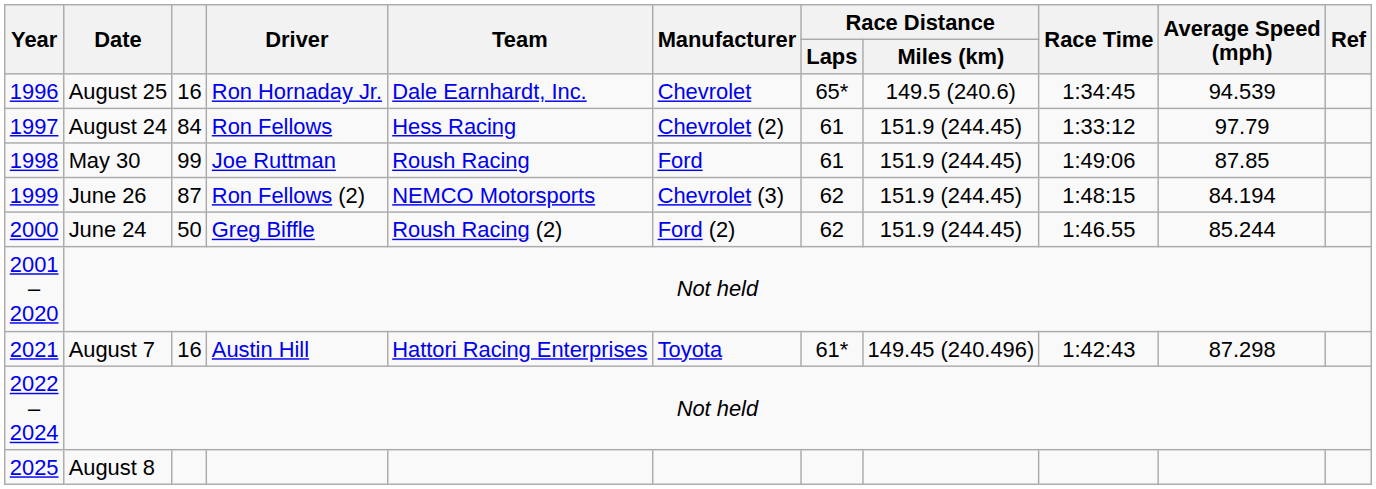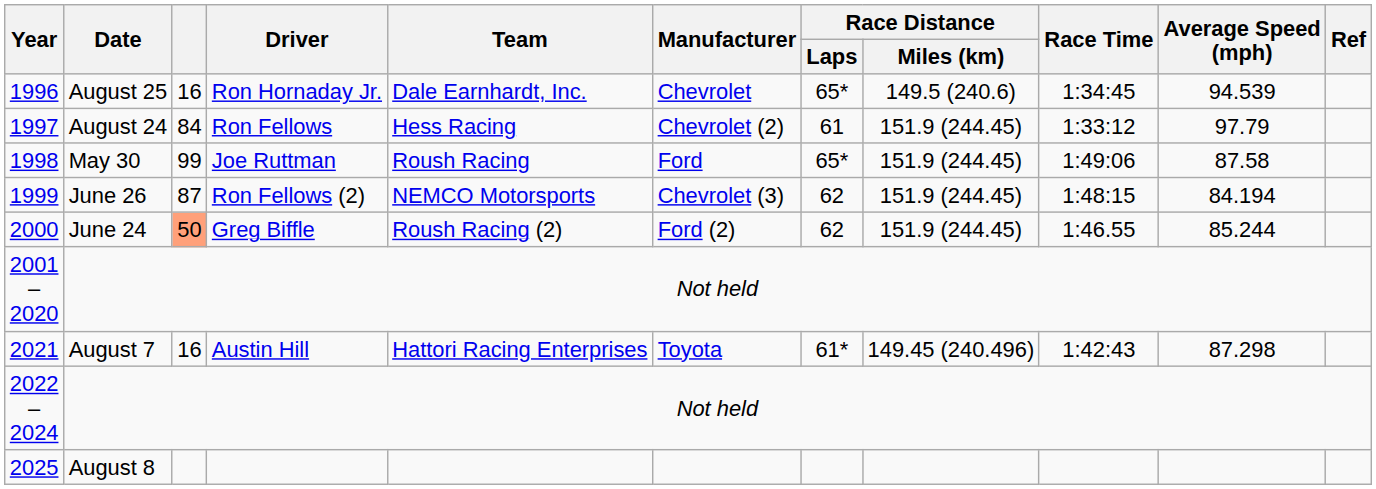(832, 161) 61 -> (832, 161) 65*
(1242, 161) 87.85 -> (1242, 161) 87.58
(189, 230) no background -> (189, 230) lightsalmon background
